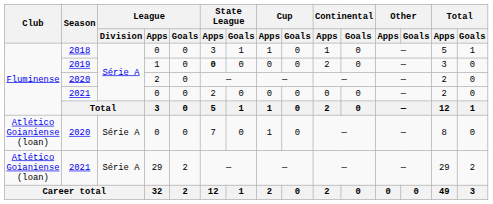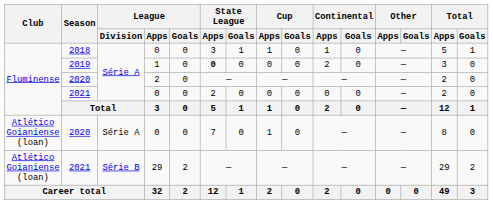(121, 168) Série A -> (121, 168) Série B
